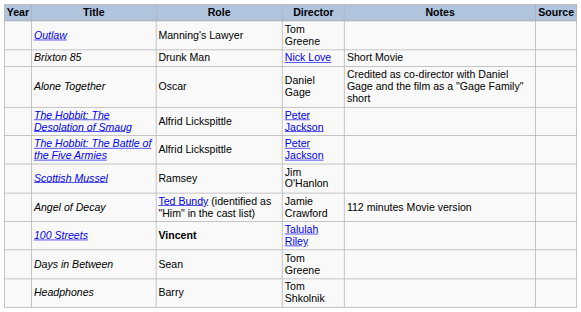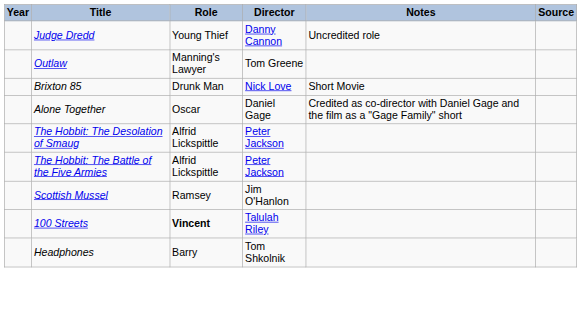+ row: (64, 35)
- row: (70, 207)
- row: (74, 264)
